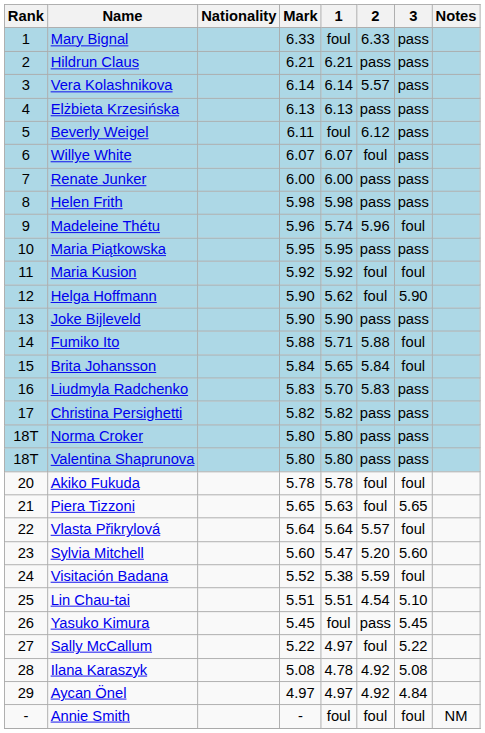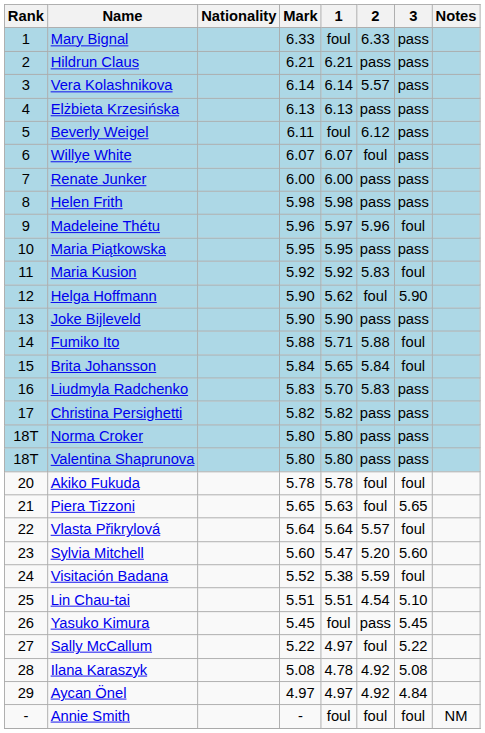(339, 226) 5.74 -> (339, 226) 5.97
(375, 272) foul -> (375, 272) 5.83
